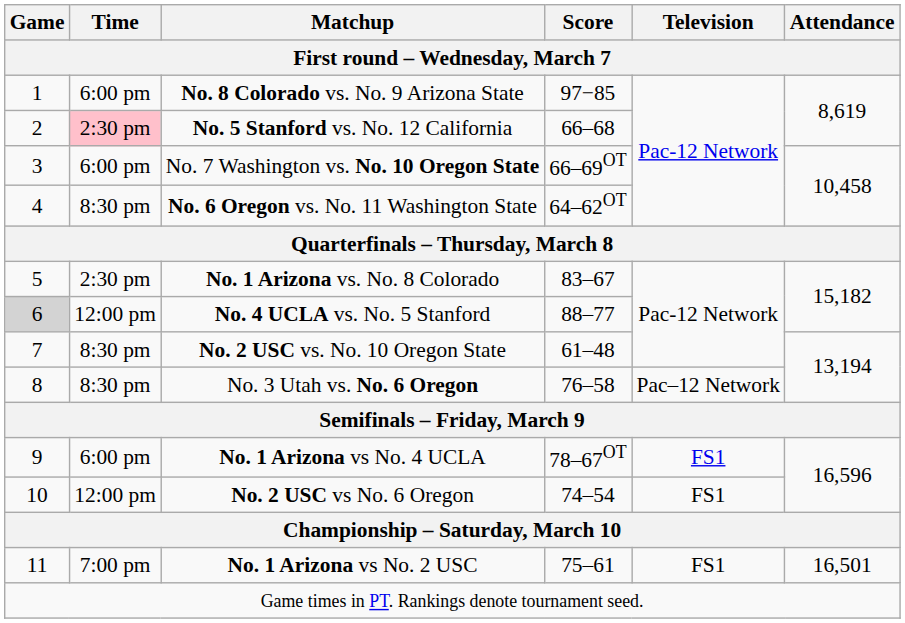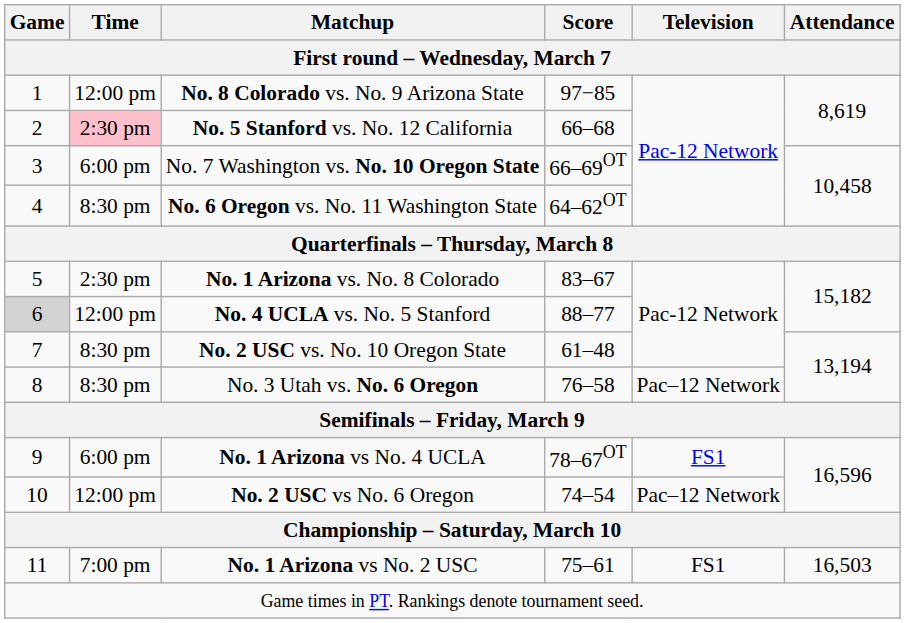(115, 93) 6:00 pm -> (115, 93) 12:00 pm
(708, 494) FS1 -> (708, 494) Pac–12 Network
(842, 565) 16,501 -> (842, 565) 16,503
